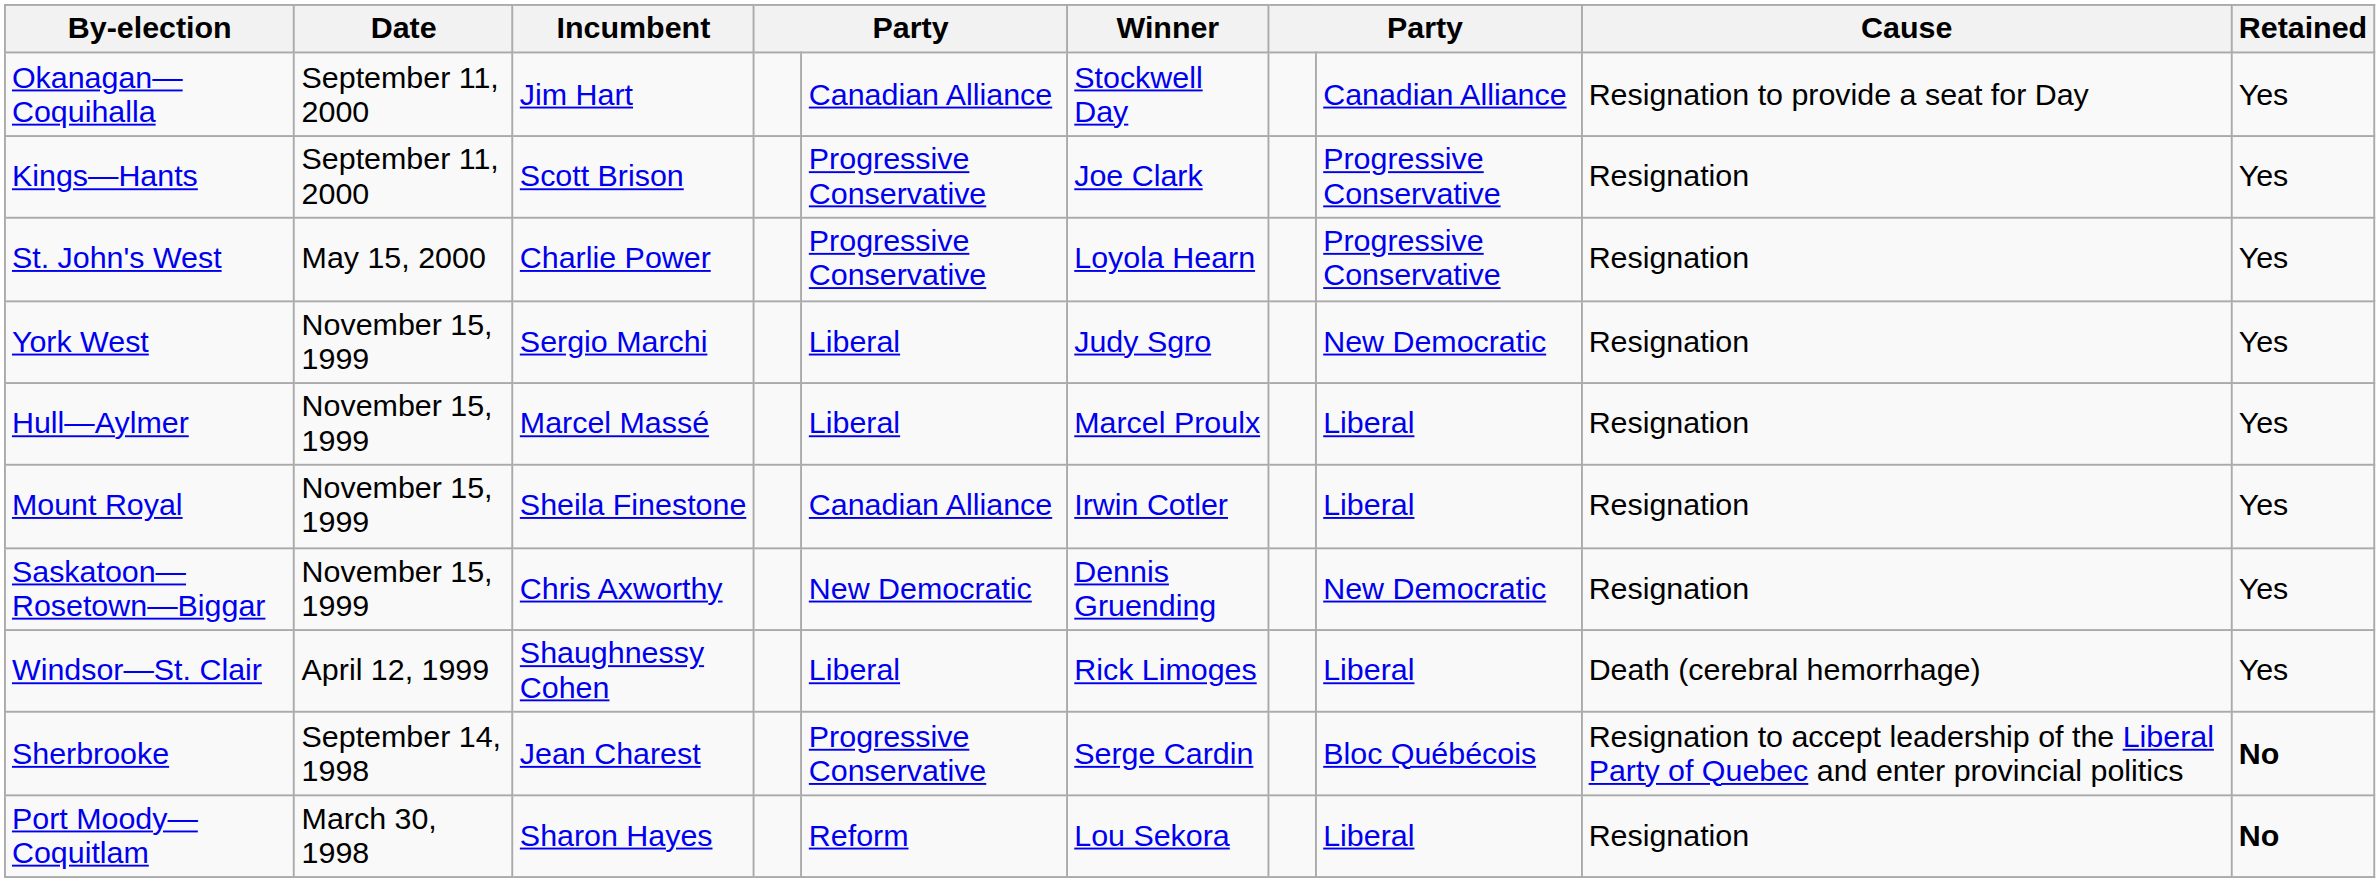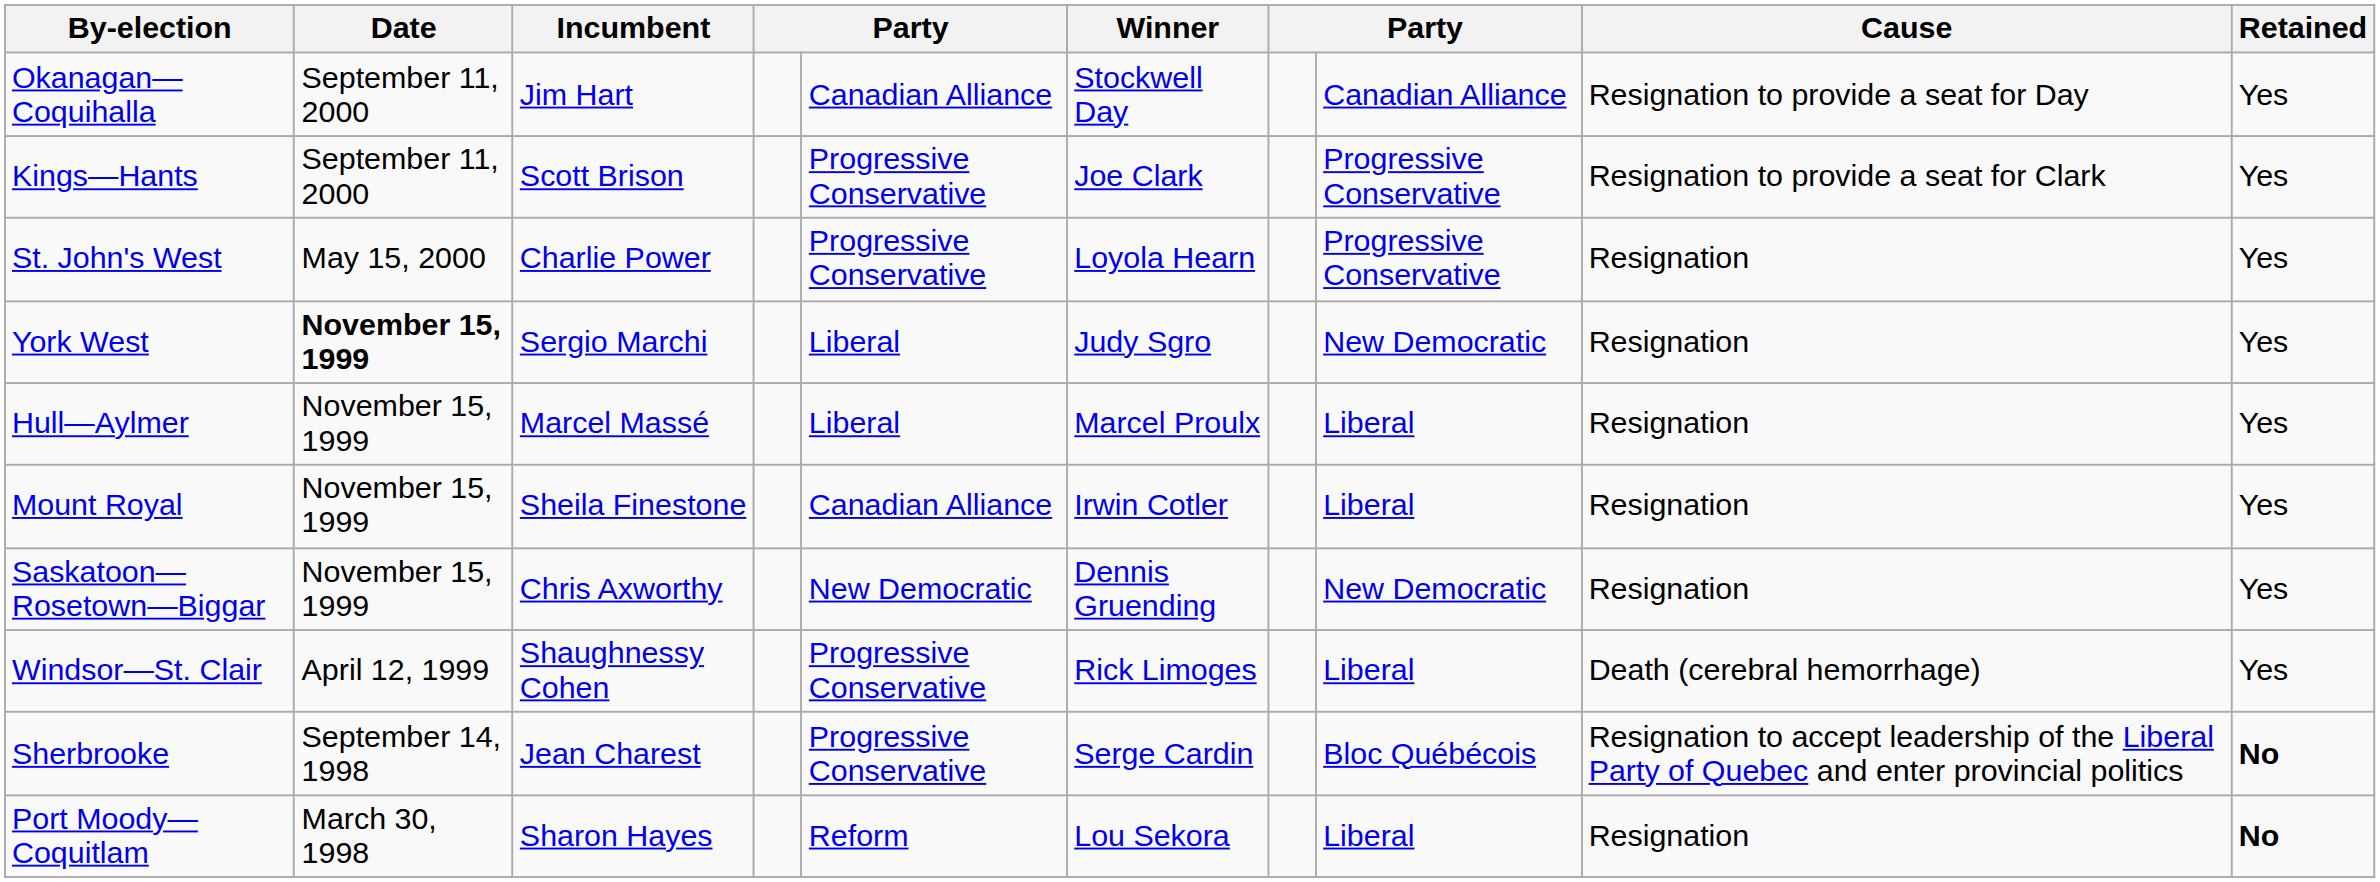(1669, 176) Resignation -> (1847, 176) Resignation to provide a seat for Clark
(397, 341) normal -> (401, 341) bold
(854, 670) Liberal -> (898, 670) Progressive Conservative
